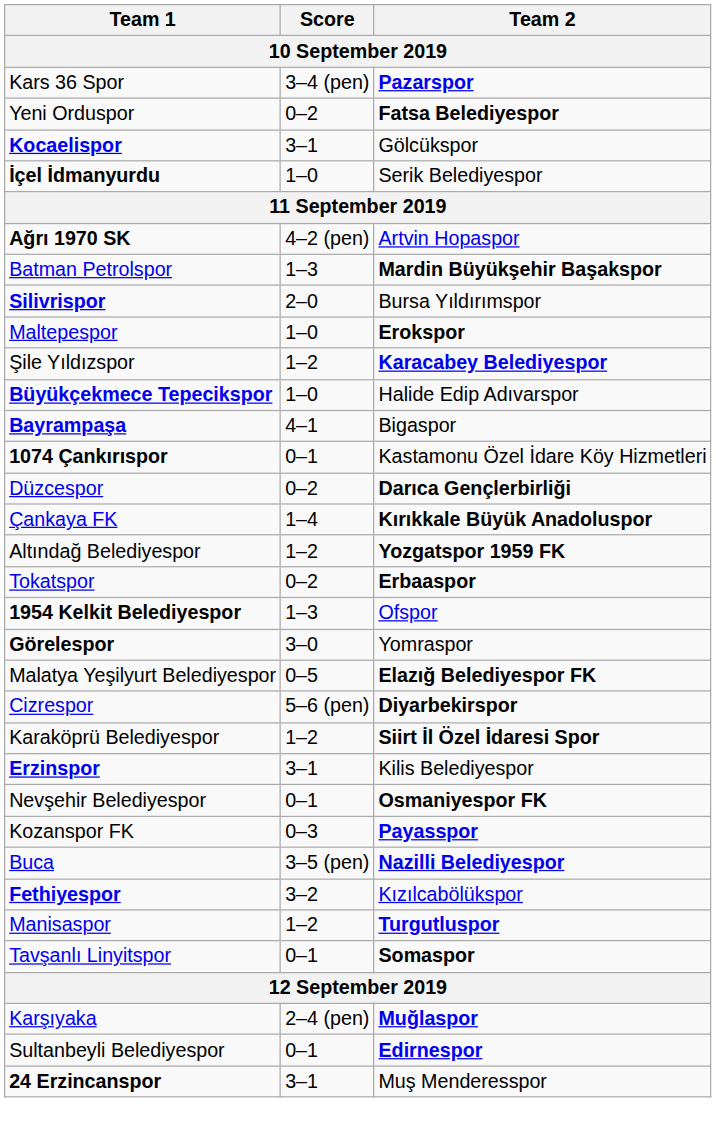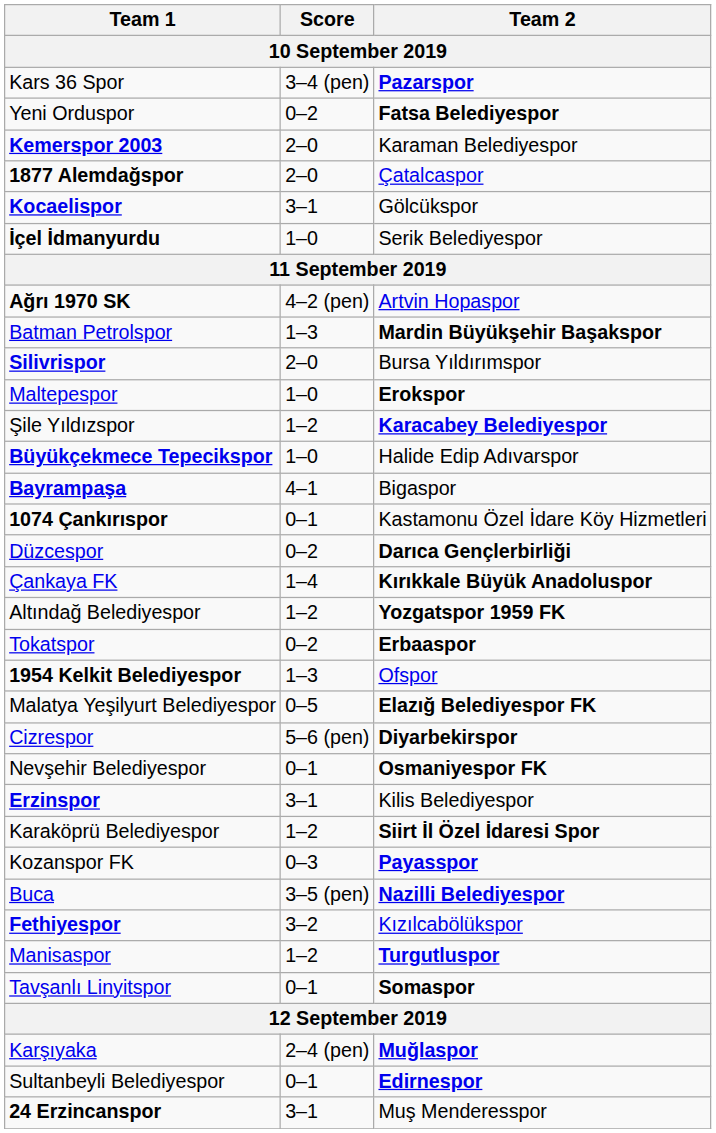+ row: (86, 144)
+ row: (96, 176)
- row: (62, 644)
rows swapped: (114, 737) <-> (108, 800)
